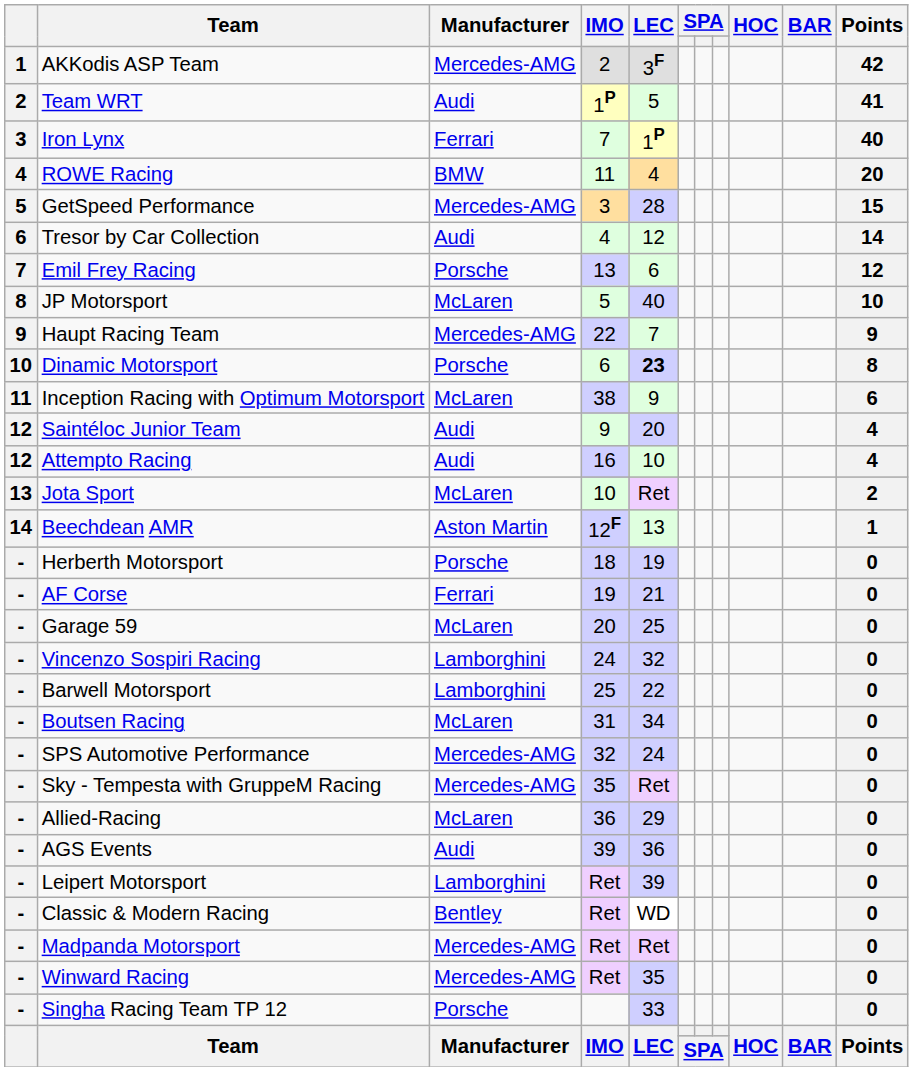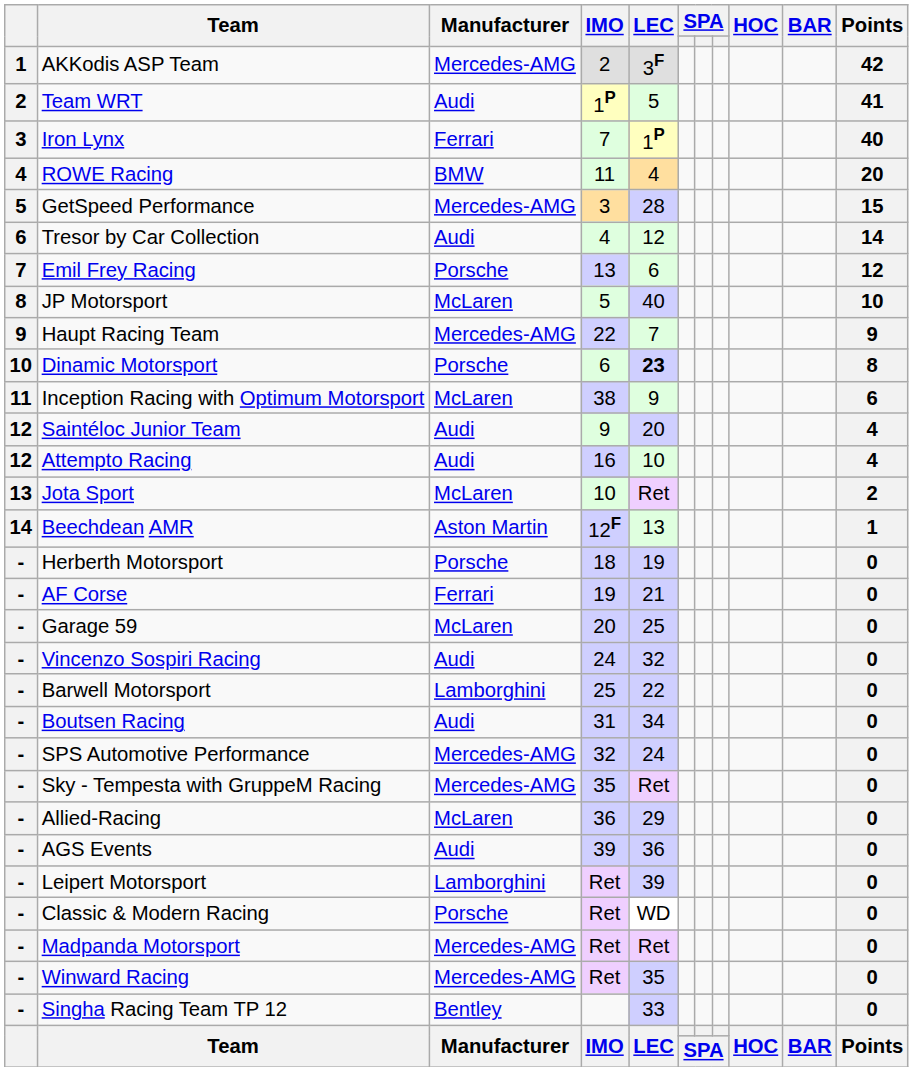(490, 658) Lamborghini -> (454, 658) Audi
(473, 722) McLaren -> (454, 722) Audi
(468, 913) Bentley -> (471, 913) Porsche
(471, 1009) Porsche -> (468, 1009) Bentley
